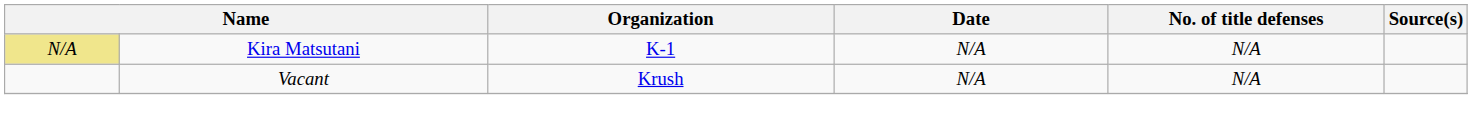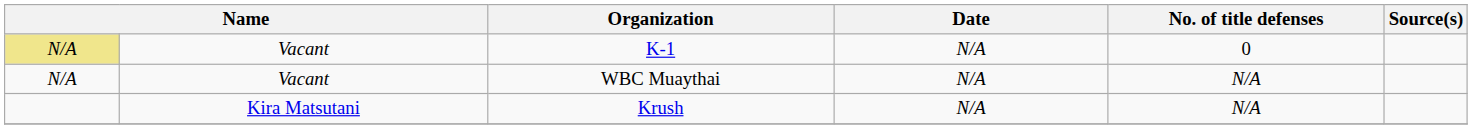(303, 49) Kira Matsutani -> (303, 49) Vacant
(1246, 49) N/A -> (1246, 49) 0
+ row: (661, 78)
(303, 78) Vacant -> (303, 108) Kira Matsutani
